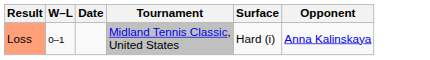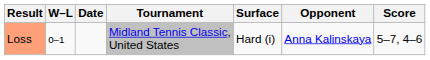+ column: (399, 13)
